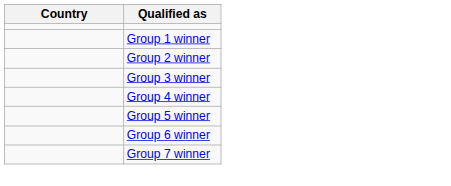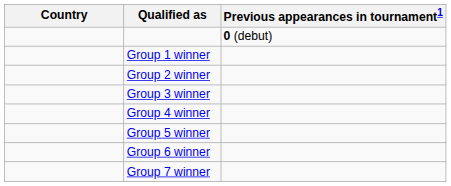+ column: (333, 15)
